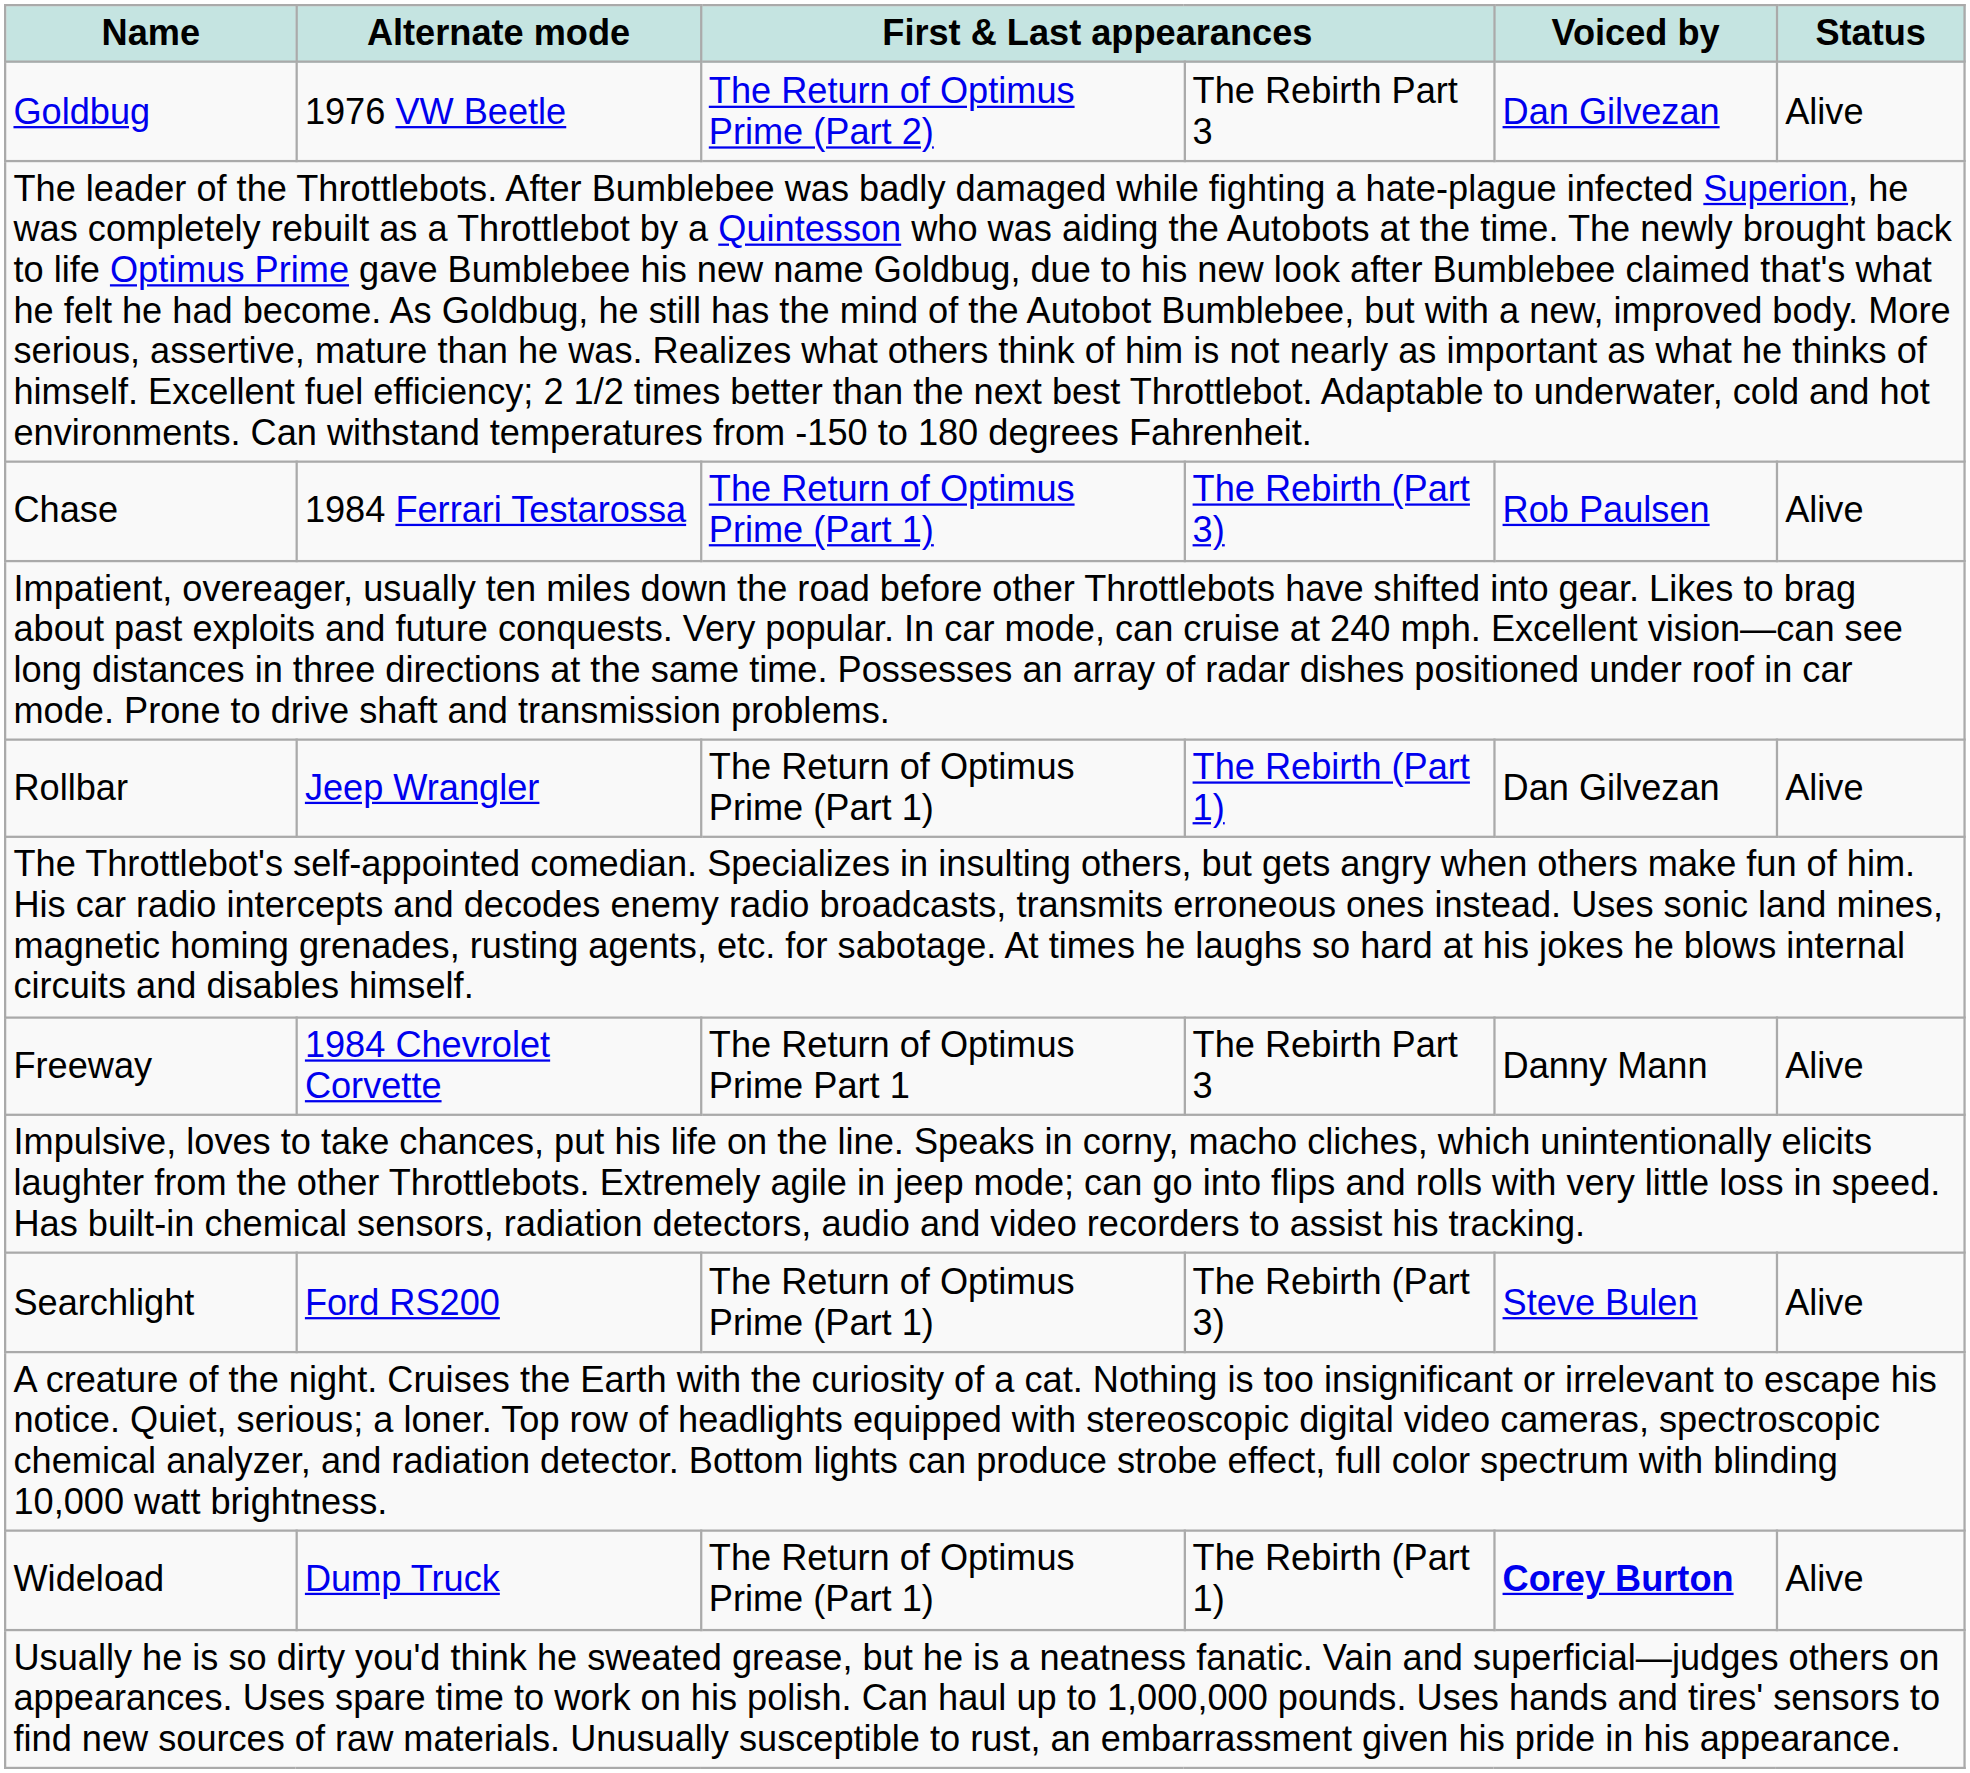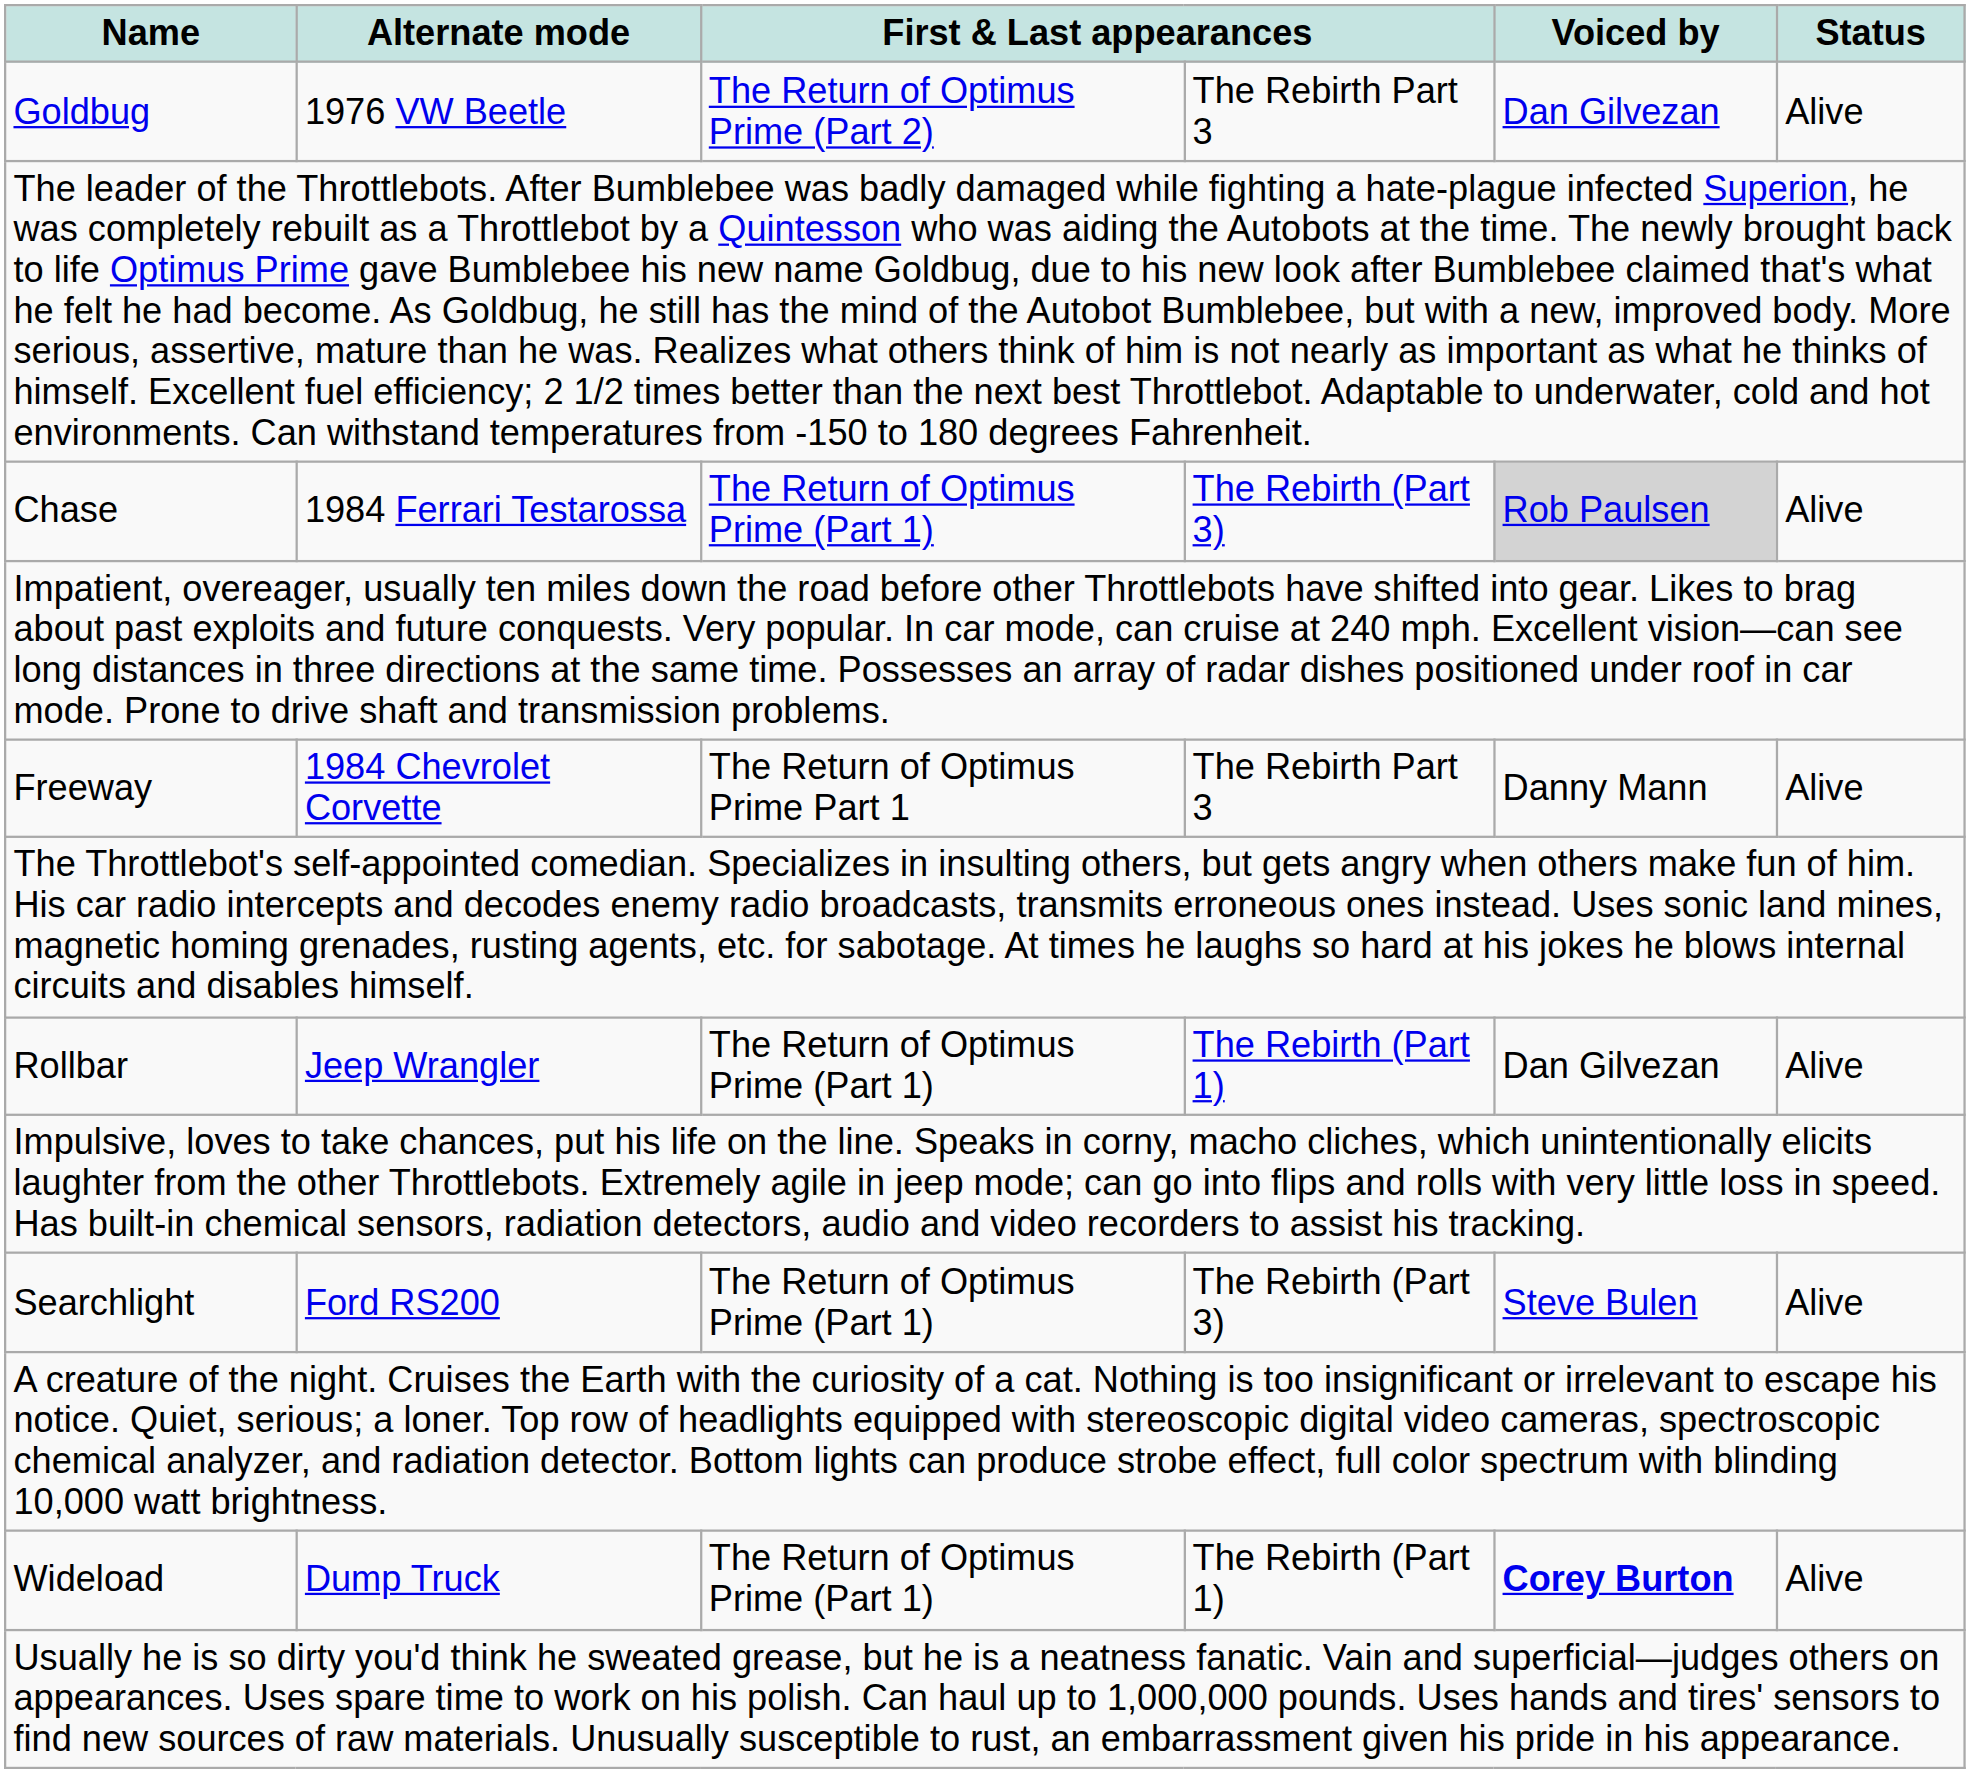(1606, 510) no background -> (1606, 510) lightgrey background
rows swapped: (83, 1065) <-> (71, 787)
